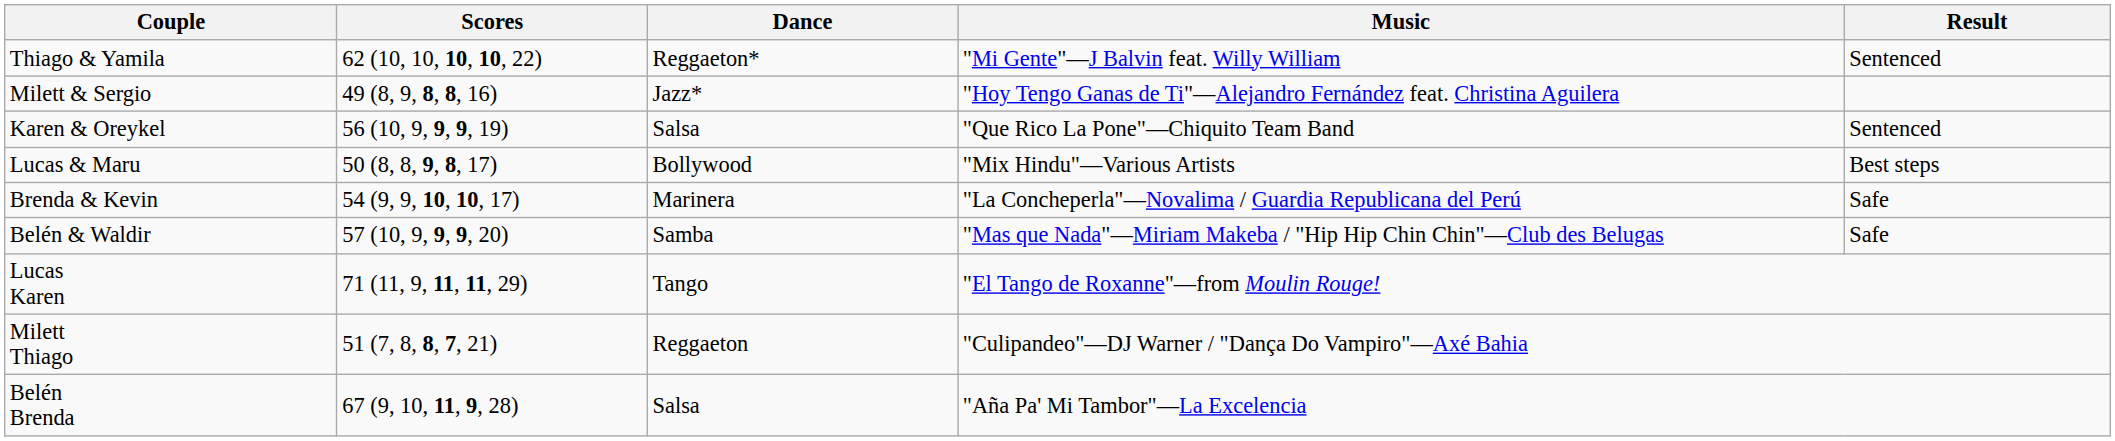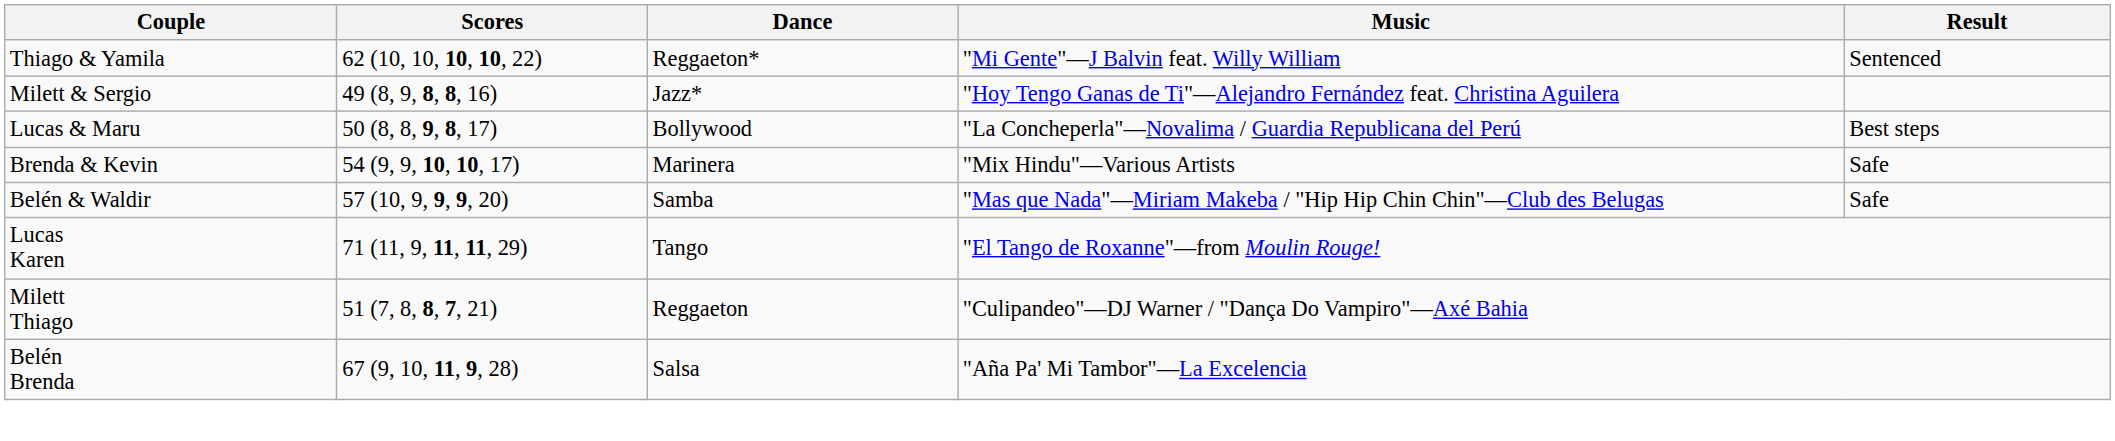- row: (88, 128)
(1099, 164) "Mix Hindu"—Various Artists -> (1242, 128) "La Concheperla"—Novalima / Guardia Republicana del Perú
(1242, 199) "La Concheperla"—Novalima / Guardia Republicana del Perú -> (1099, 164) "Mix Hindu"—Various Artists
